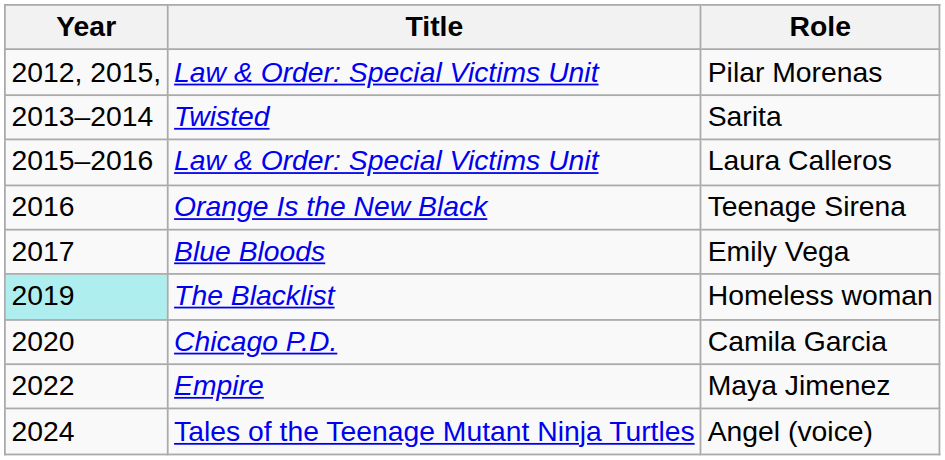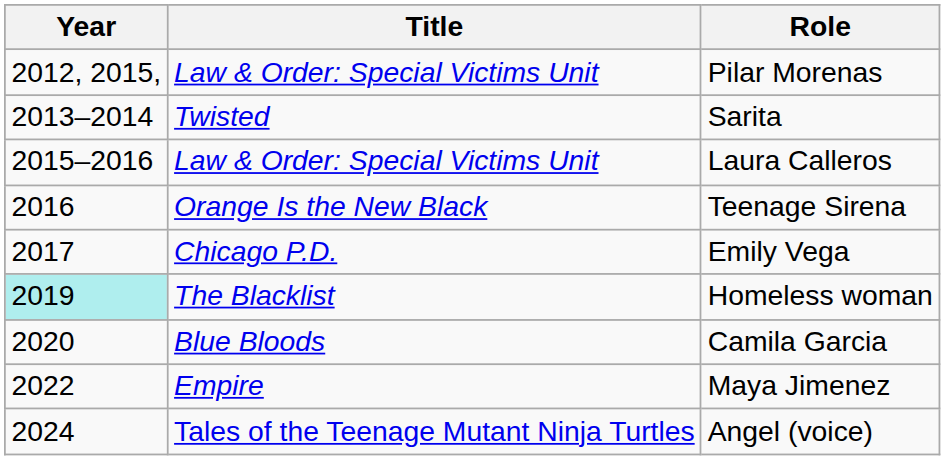(250, 251) Blue Bloods -> (256, 251) Chicago P.D.
(256, 341) Chicago P.D. -> (250, 341) Blue Bloods
